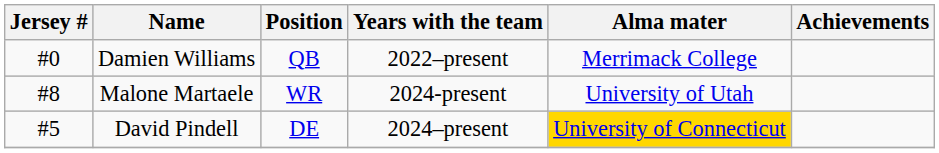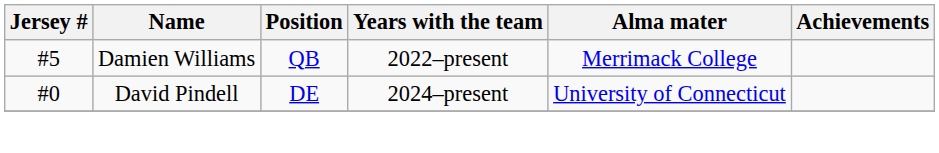(49, 57) #0 -> (49, 57) #5
- row: (177, 93)
(49, 128) #5 -> (49, 93) #0
(669, 128) gold background -> (669, 93) no background
